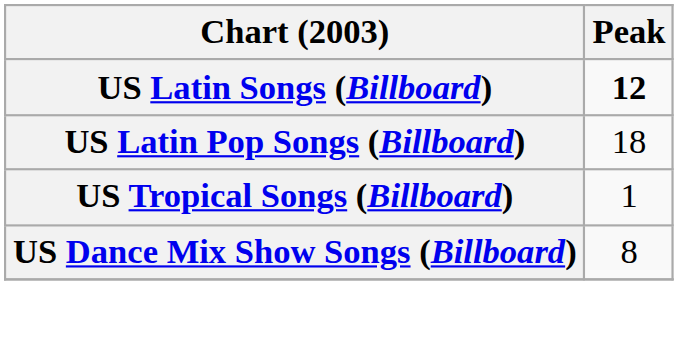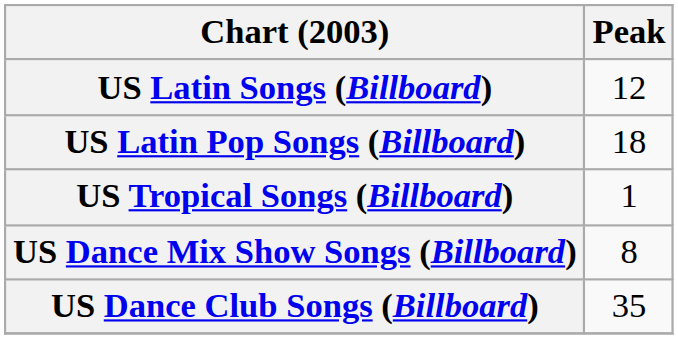(629, 86) bold -> (629, 86) normal
+ row: (295, 305)
